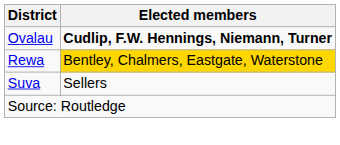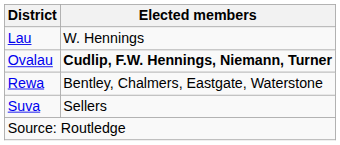+ row: (20, 38)
(193, 60) gold background -> (193, 83) no background
